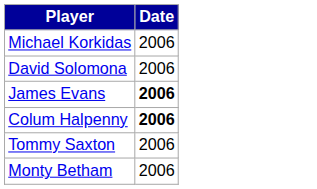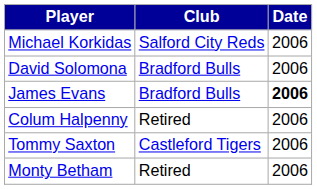+ column: (202, 17)
(157, 119) bold -> (290, 119) normal
